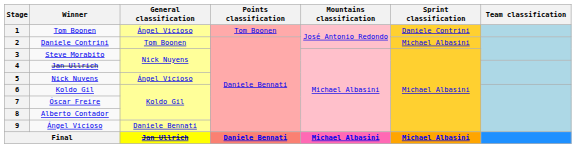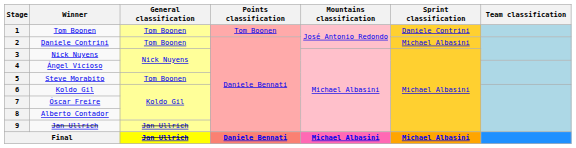(165, 30) Ángel Vicioso -> (165, 30) Tom Boonen
(75, 54) Steve Morabito -> (75, 54) Nick Nuyens
(75, 66) Jan Ullrich -> (75, 66) Ángel Vicioso
(75, 78) Nick Nuyens -> (75, 78) Steve Morabito
(165, 78) Ángel Vicioso -> (165, 78) Tom Boonen
(75, 126) Ángel Vicioso -> (75, 126) Jan Ullrich
(165, 126) Daniele Bennati -> (165, 126) Jan Ullrich
